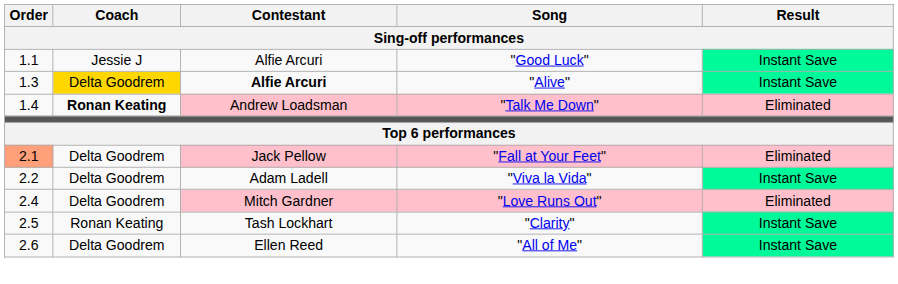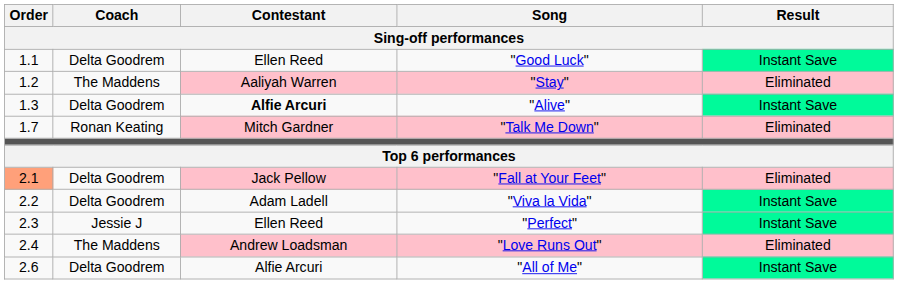(117, 60) Jessie J -> (117, 60) Delta Goodrem
(289, 60) Alfie Arcuri -> (289, 60) Ellen Reed
+ row: (550, 82)
(117, 82) gold background -> (117, 104) no background
(29, 104) 1.4 -> (29, 127) 1.7
(117, 104) bold -> (117, 127) normal
(289, 104) Andrew Loadsman -> (289, 127) Mitch Gardner
+ row: (550, 223)
(117, 200) Delta Goodrem -> (117, 245) The Maddens
(289, 200) Mitch Gardner -> (289, 245) Andrew Loadsman
- row: (550, 223)
(289, 245) Ellen Reed -> (289, 267) Alfie Arcuri
